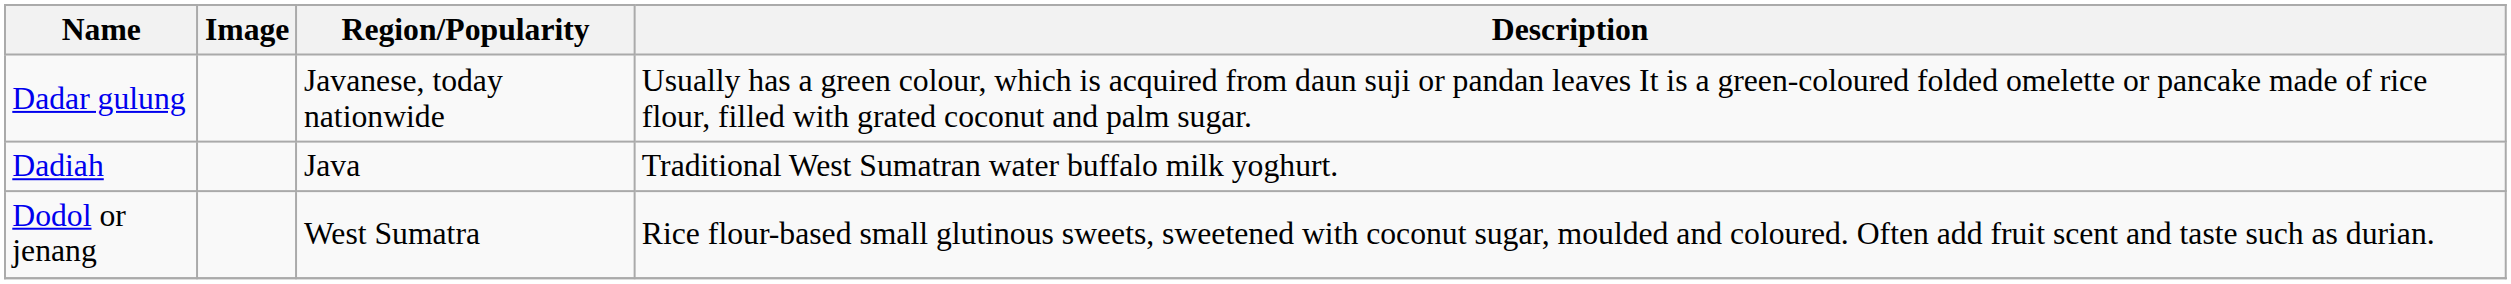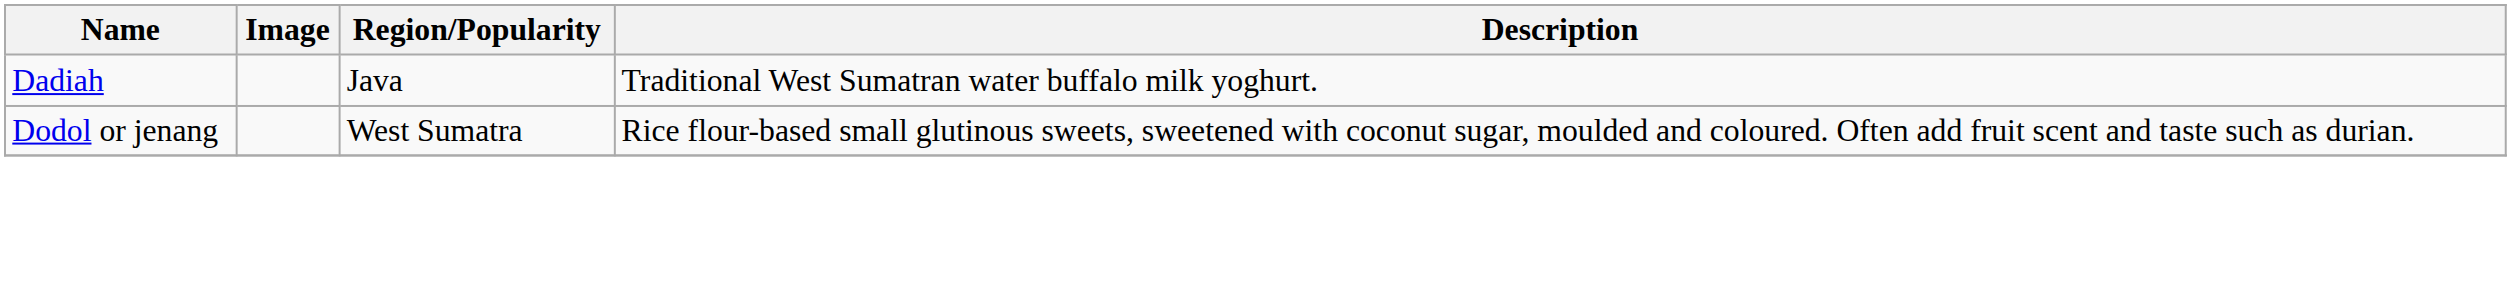- row: (99, 97)
